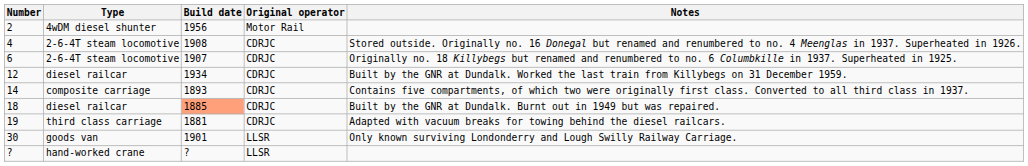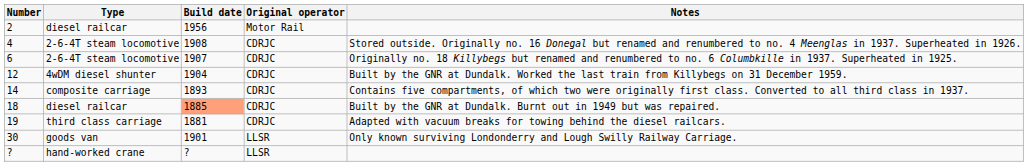(101, 28) 4wDM diesel shunter -> (87, 28) diesel railcar
(87, 75) diesel railcar -> (101, 75) 4wDM diesel shunter
(195, 75) 1934 -> (195, 75) 1904
